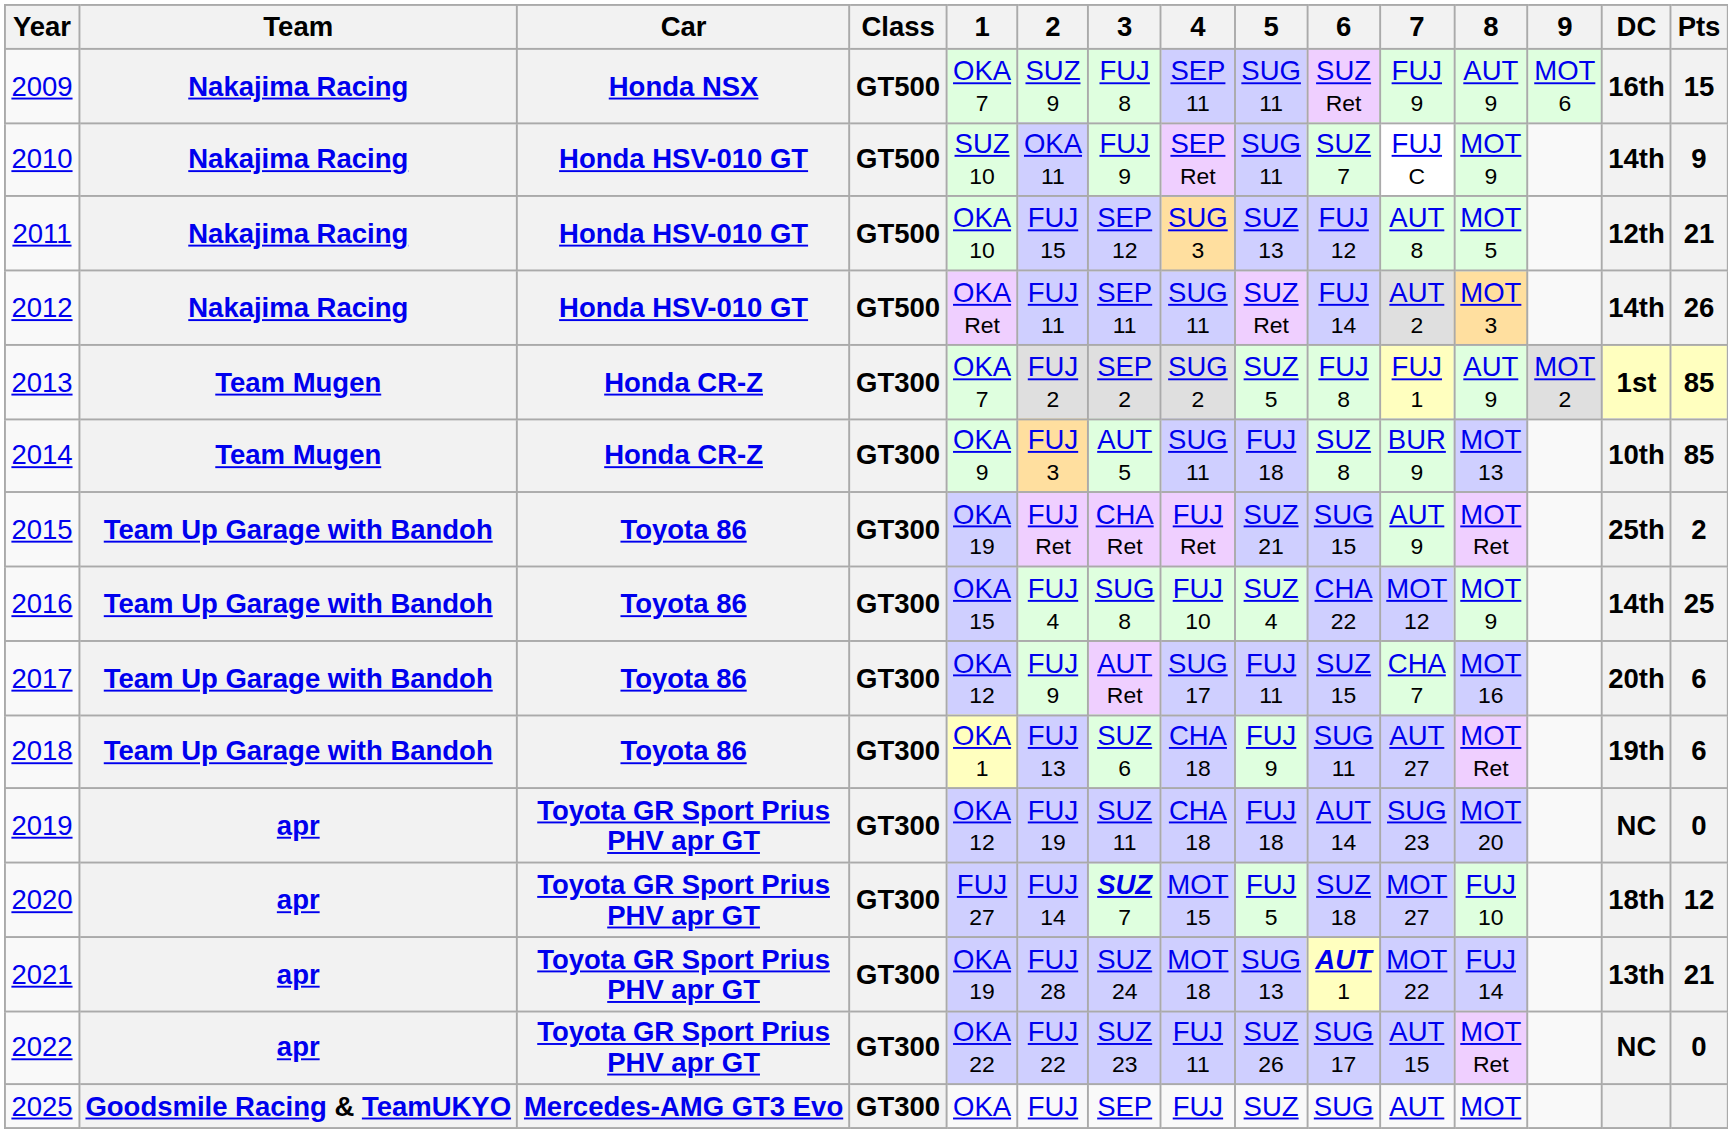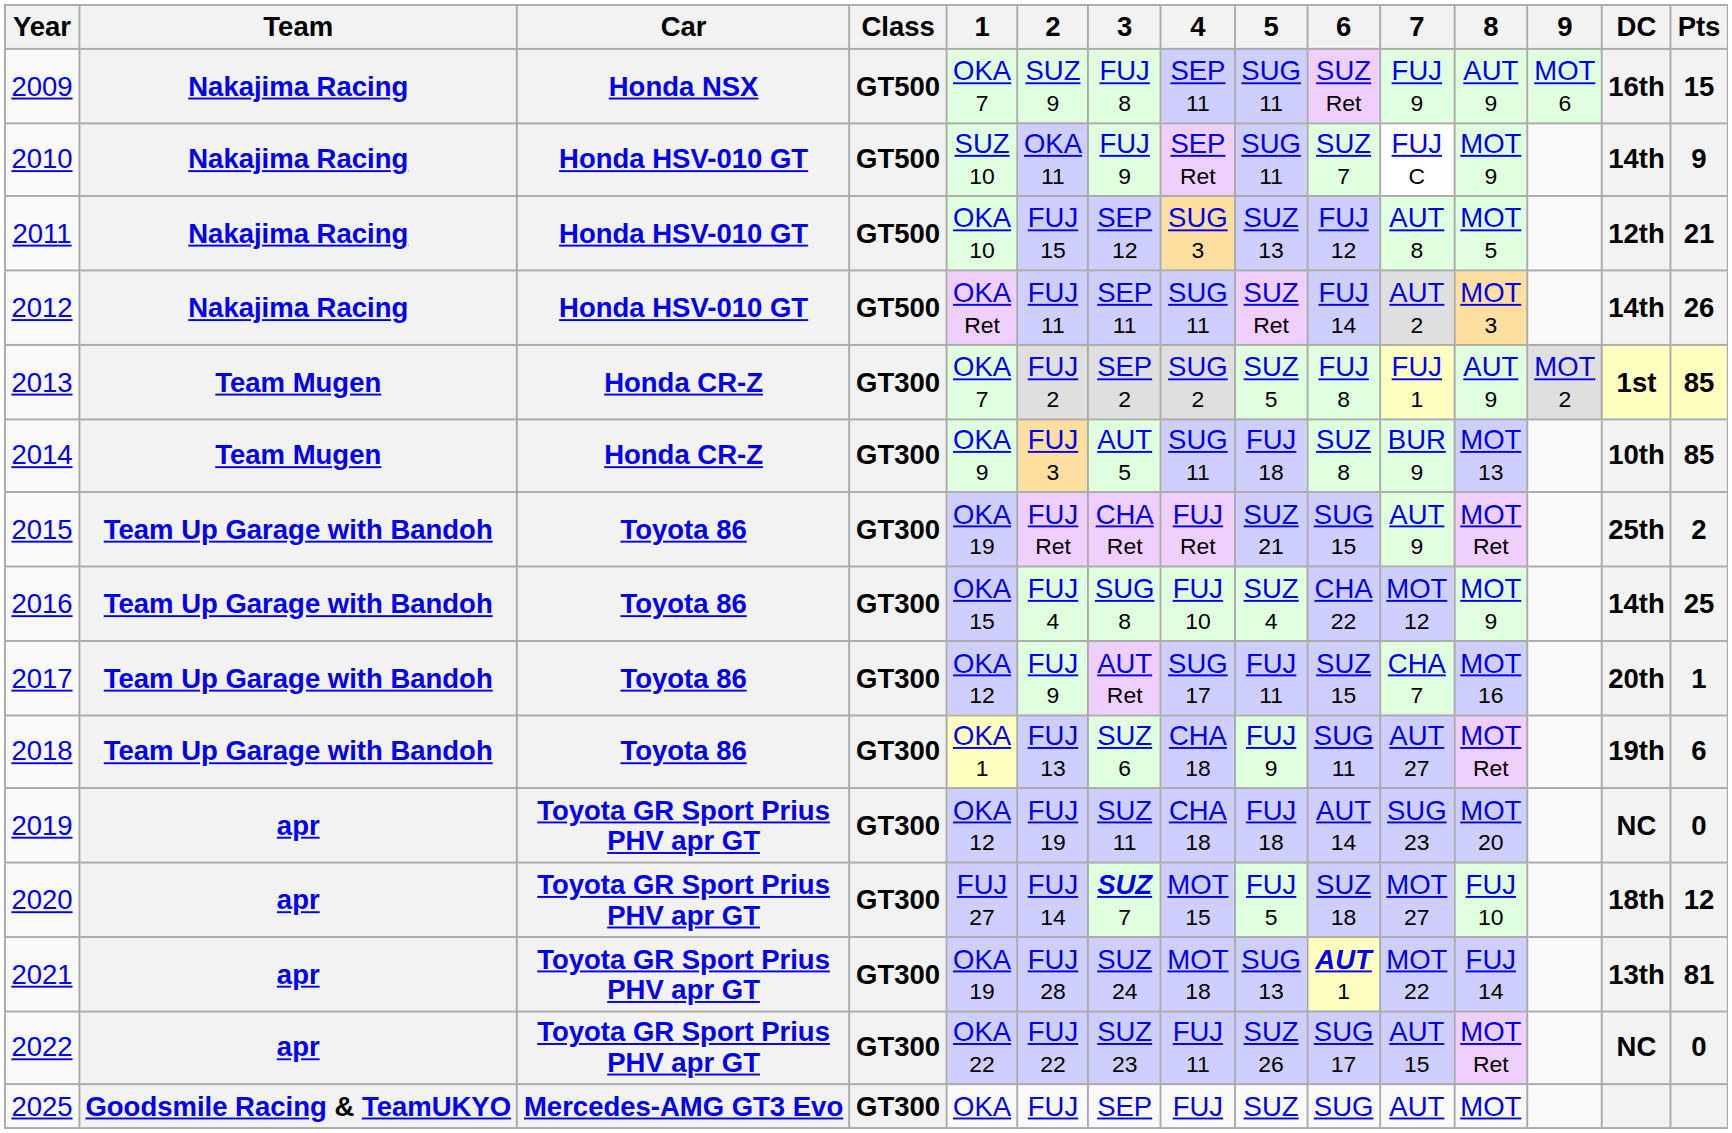(1699, 678) 6 -> (1699, 678) 1
(1699, 974) 21 -> (1699, 974) 81
